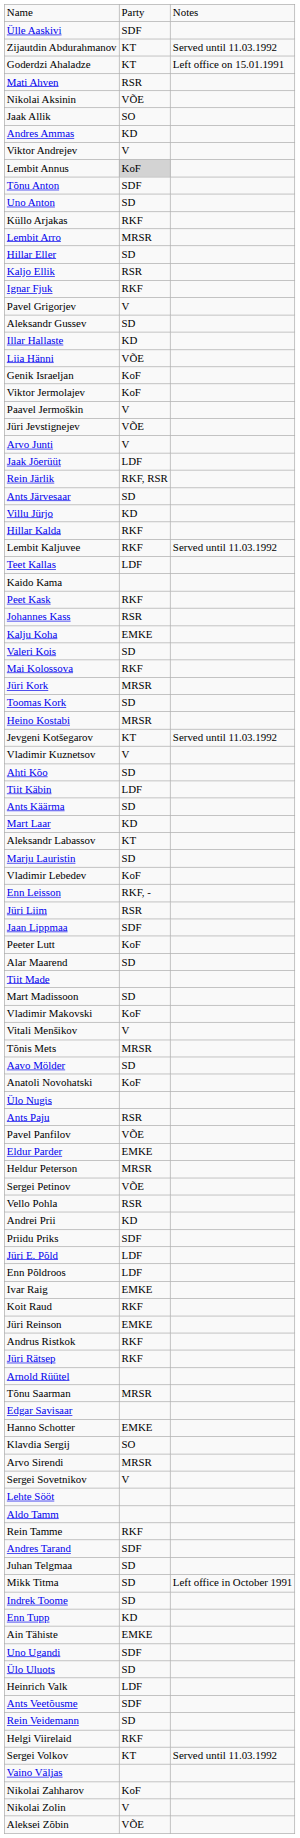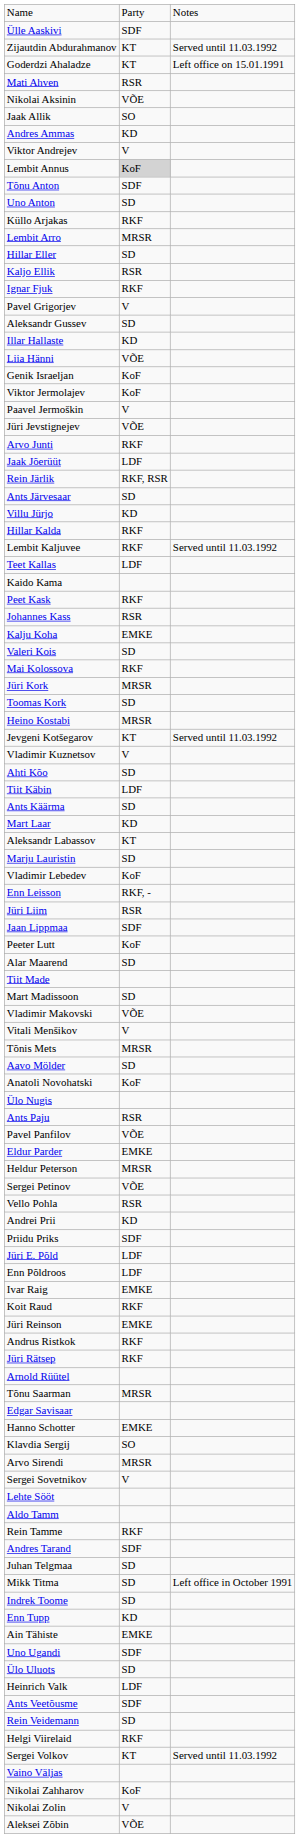(125, 444) V -> (132, 444) RKF
(131, 1013) KoF -> (133, 1013) VÕE
